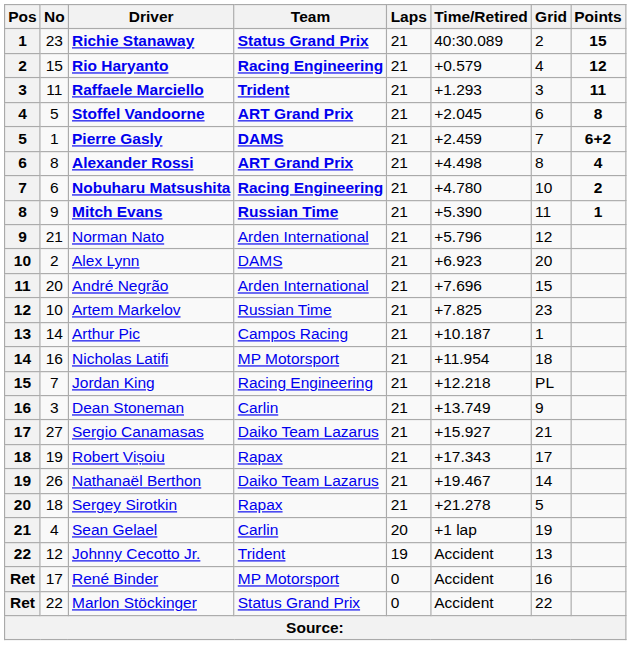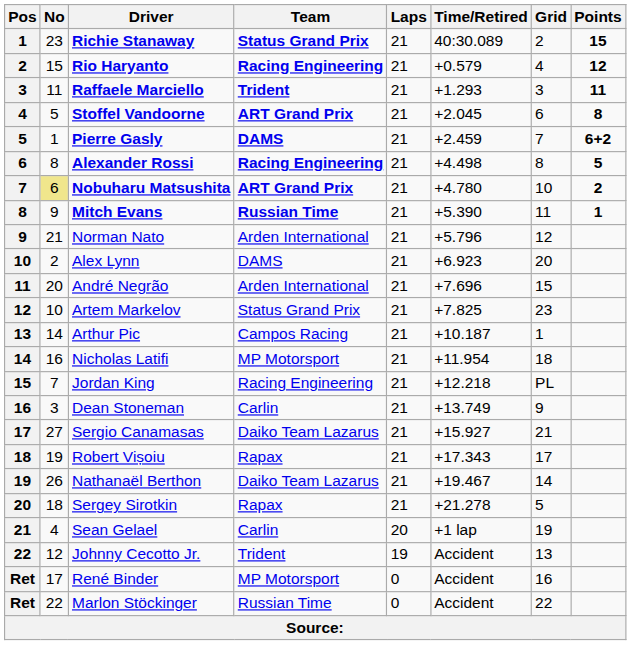(295, 163) ART Grand Prix -> (311, 163) Racing Engineering
(598, 163) 4 -> (598, 163) 5
(54, 187) no background -> (54, 187) khaki background
(311, 187) Racing Engineering -> (295, 187) ART Grand Prix
(285, 310) Russian Time -> (299, 310) Status Grand Prix
(299, 603) Status Grand Prix -> (285, 603) Russian Time
